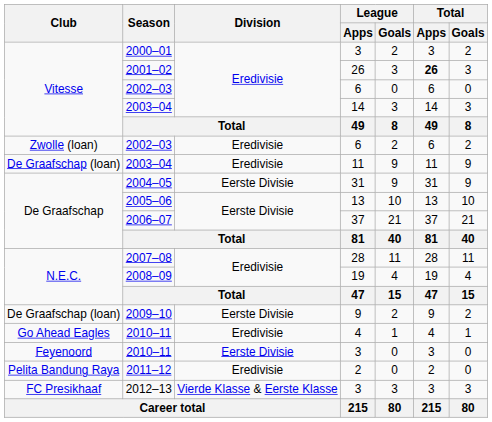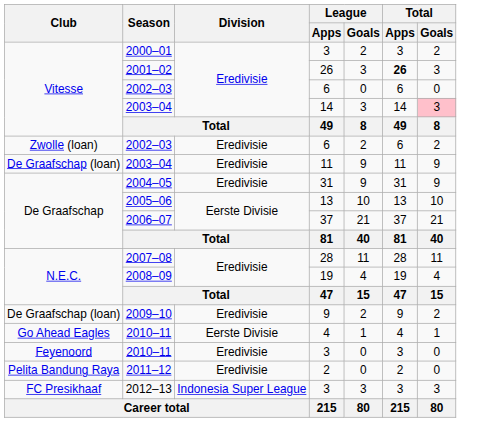(468, 107) no background -> (437, 107) pink background
(257, 182) Eerste Divisie -> (242, 182) Eredivisie
(257, 314) Eerste Divisie -> (242, 314) Eredivisie
(257, 333) Eredivisie -> (242, 333) Eerste Divisie
(257, 351) Eerste Divisie -> (242, 351) Eredivisie
(257, 389) Vierde Klasse & Eerste Klasse -> (242, 389) Indonesia Super League
